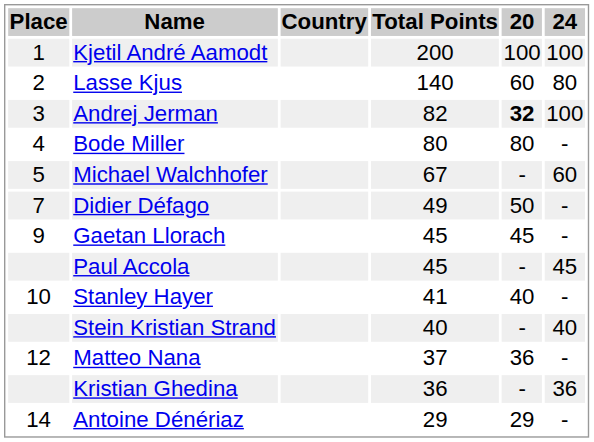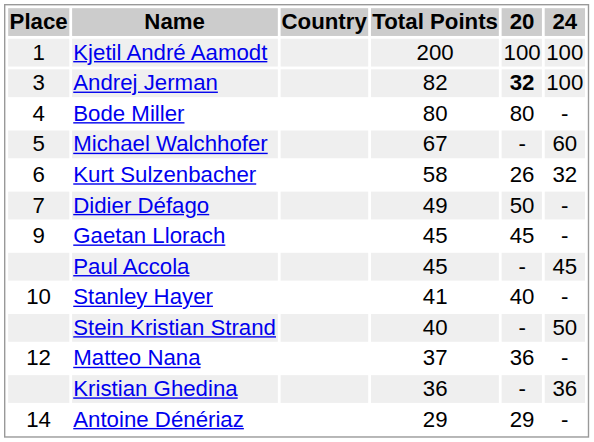- row: (128, 83)
+ row: (165, 174)
(565, 327) 40 -> (565, 327) 50
